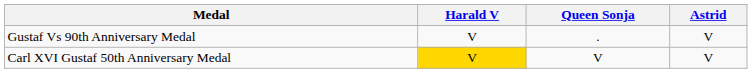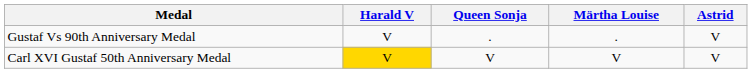+ column: (616, 15)
